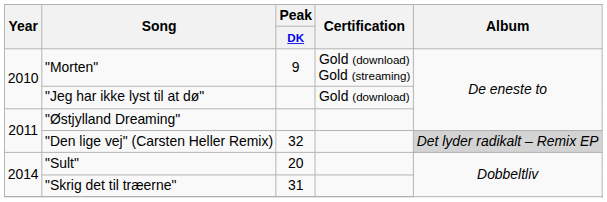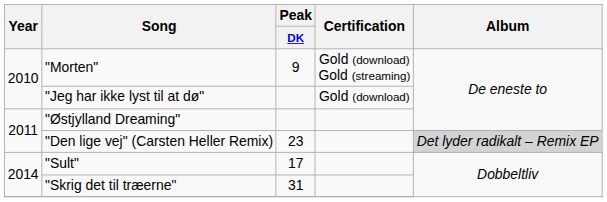(296, 141) 32 -> (296, 141) 23
(296, 163) 20 -> (296, 163) 17
